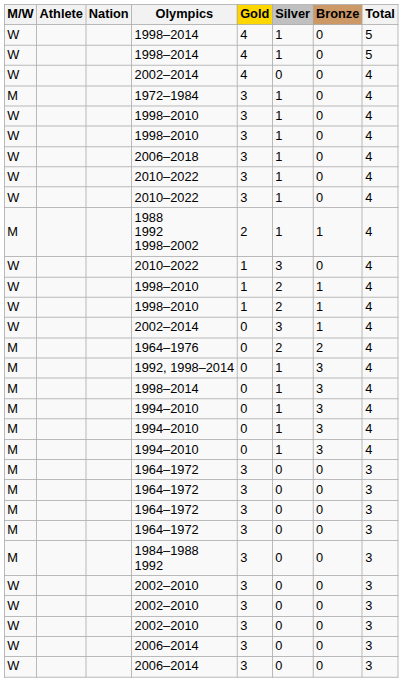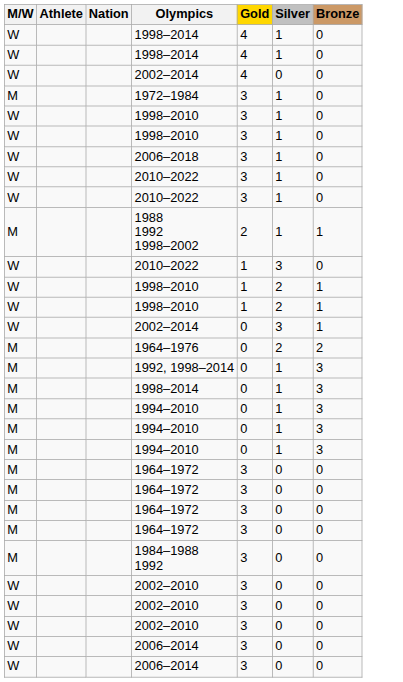- column: (380, 14)
